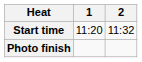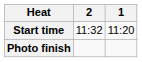columns swapped: (89, 13) <-> (121, 13)
